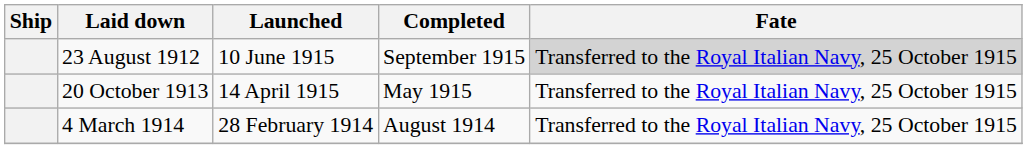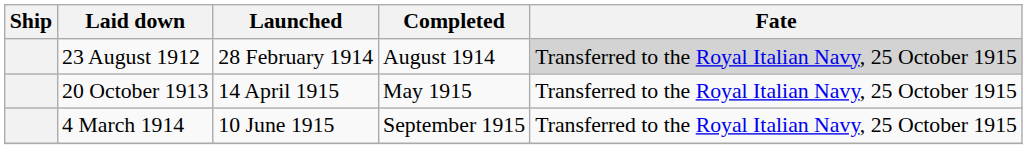(276, 56) 10 June 1915 -> (296, 56) 28 February 1914
(454, 56) September 1915 -> (439, 56) August 1914
(296, 125) 28 February 1914 -> (276, 125) 10 June 1915
(439, 125) August 1914 -> (454, 125) September 1915
